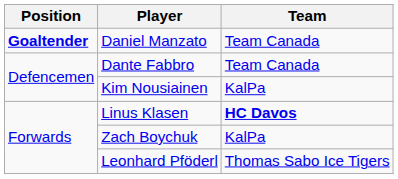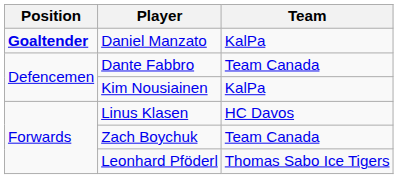(272, 40) Team Canada -> (245, 40) KalPa
(261, 112) bold -> (259, 112) normal
(245, 137) KalPa -> (272, 137) Team Canada
